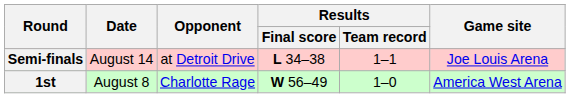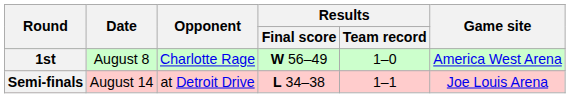rows swapped: (45, 81) <-> (45, 59)
